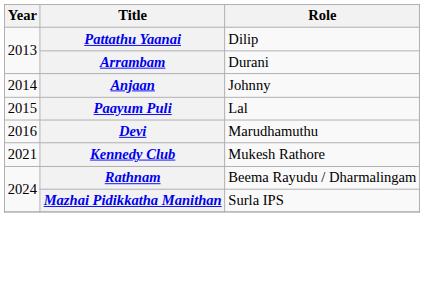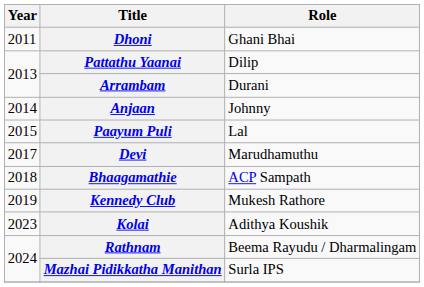+ row: (133, 39)
(22, 131) 2016 -> (22, 154) 2017
+ row: (133, 177)
(22, 154) 2021 -> (22, 200) 2019
+ row: (133, 223)
